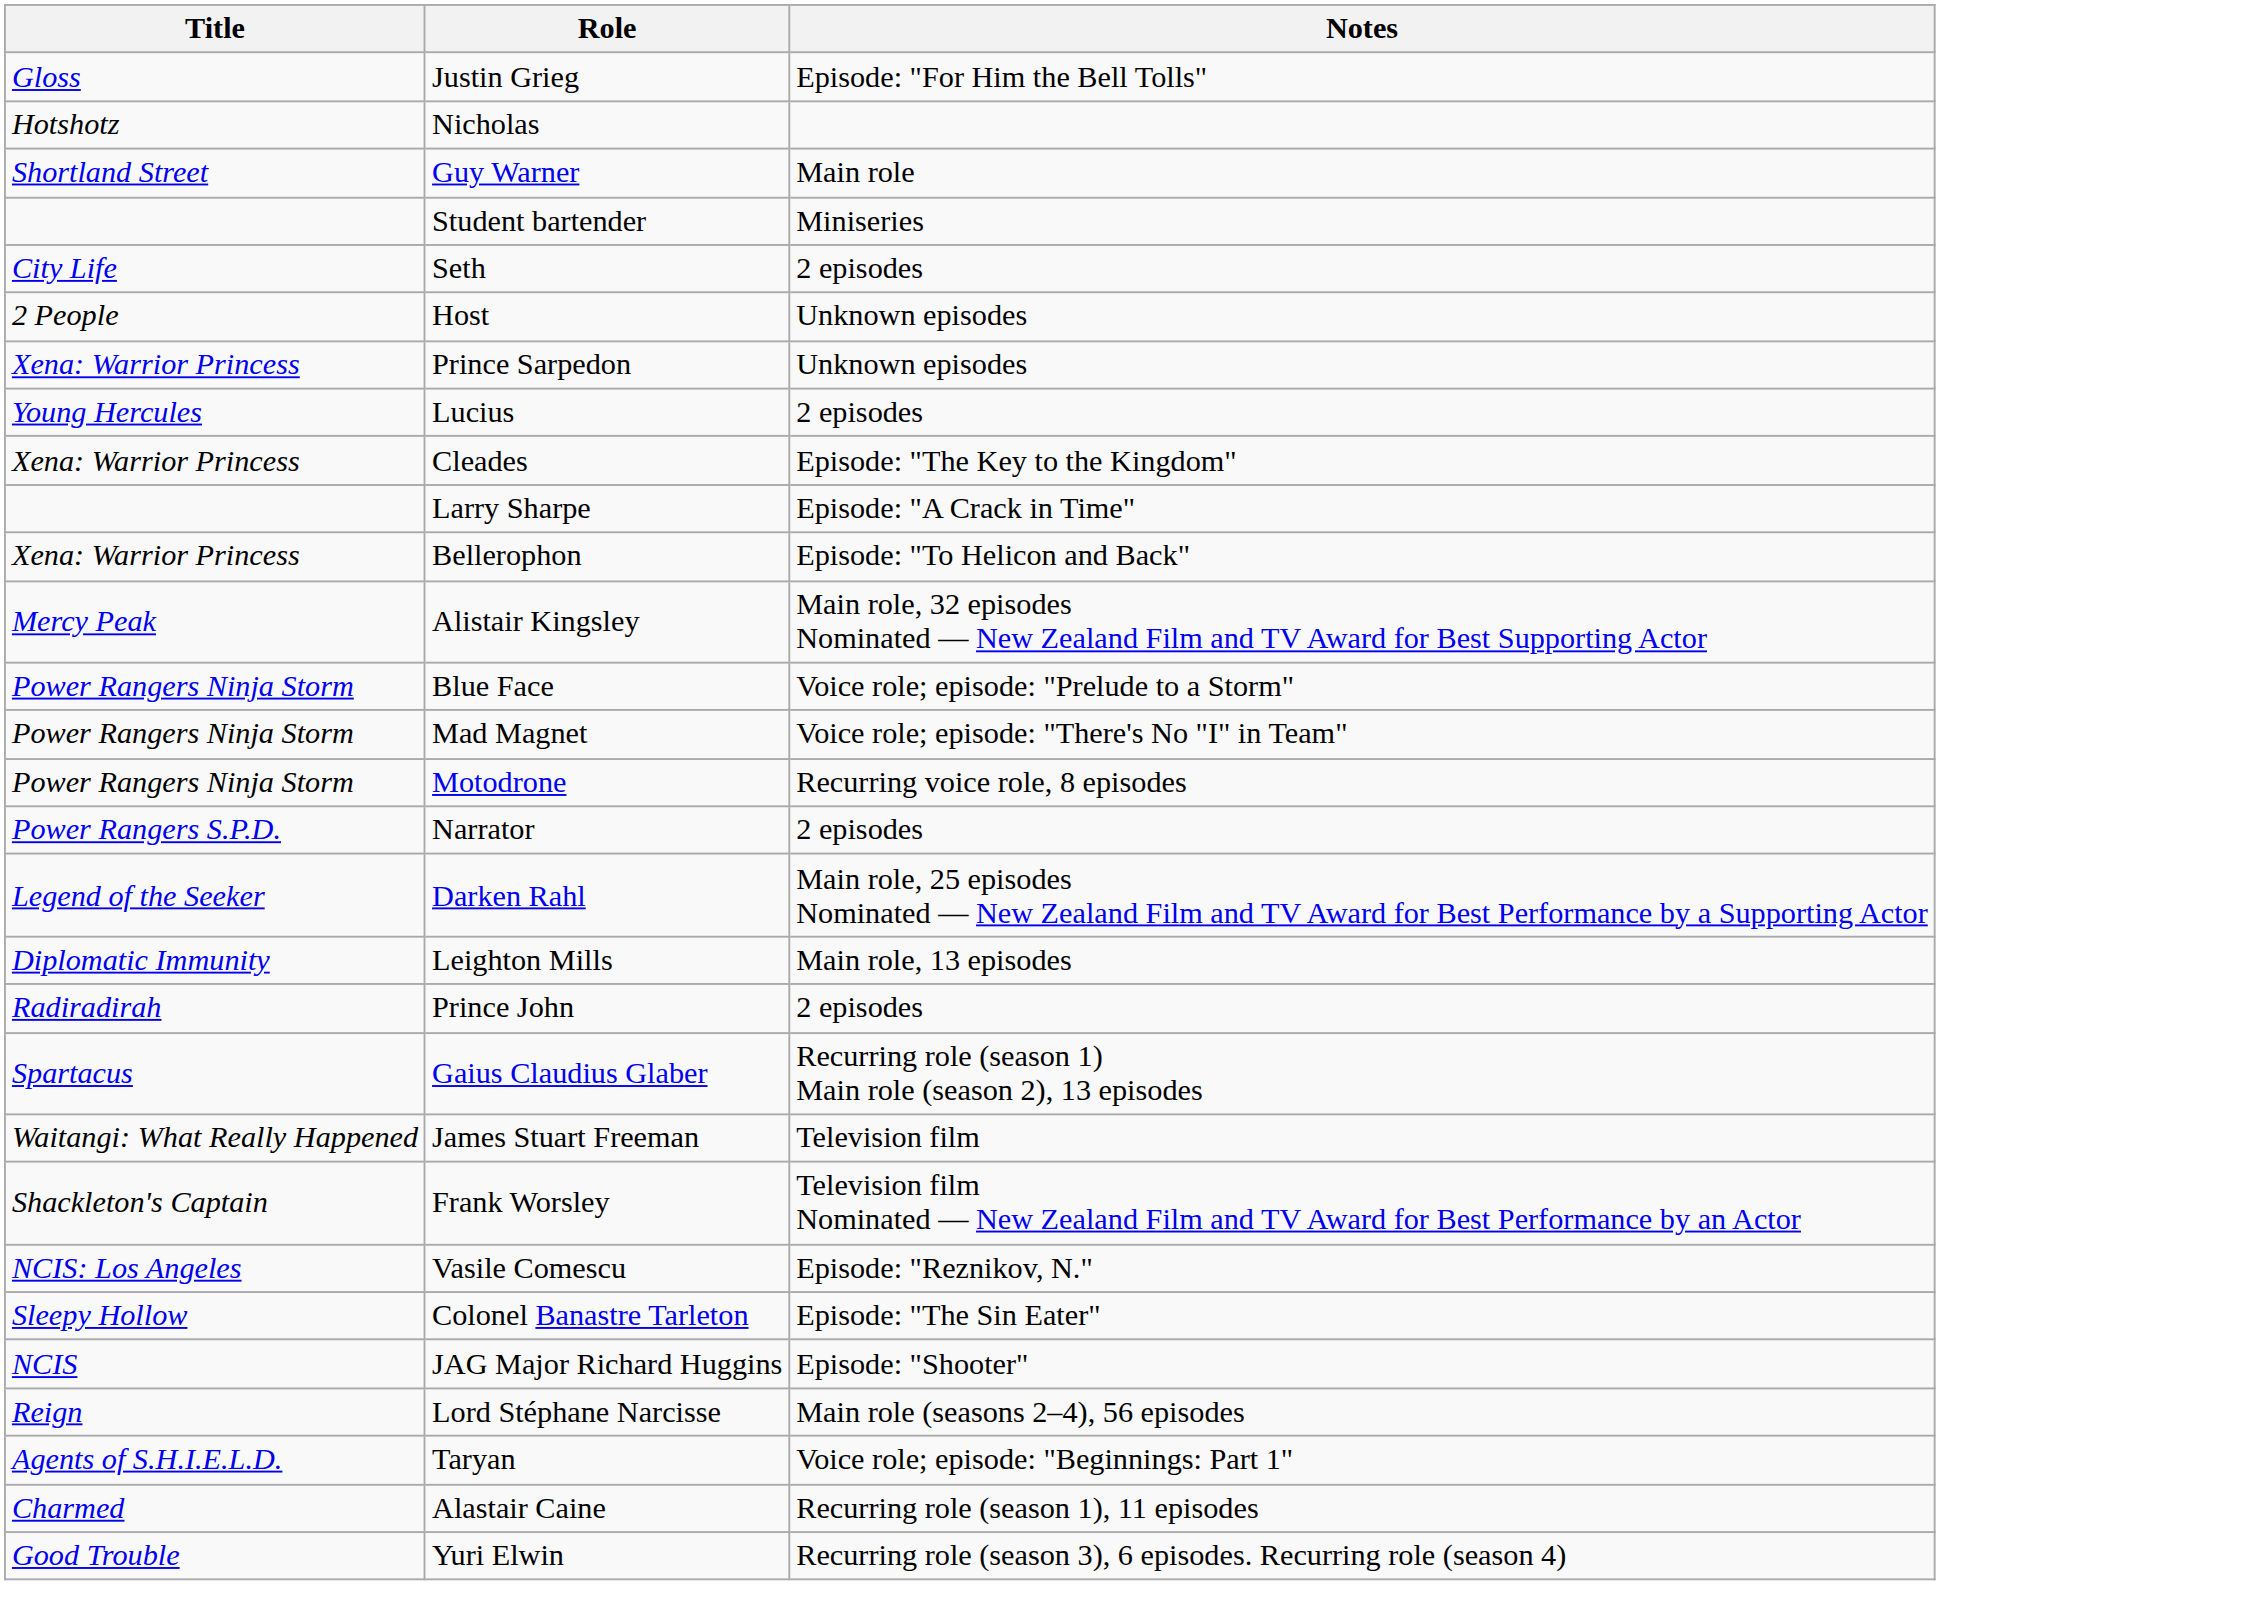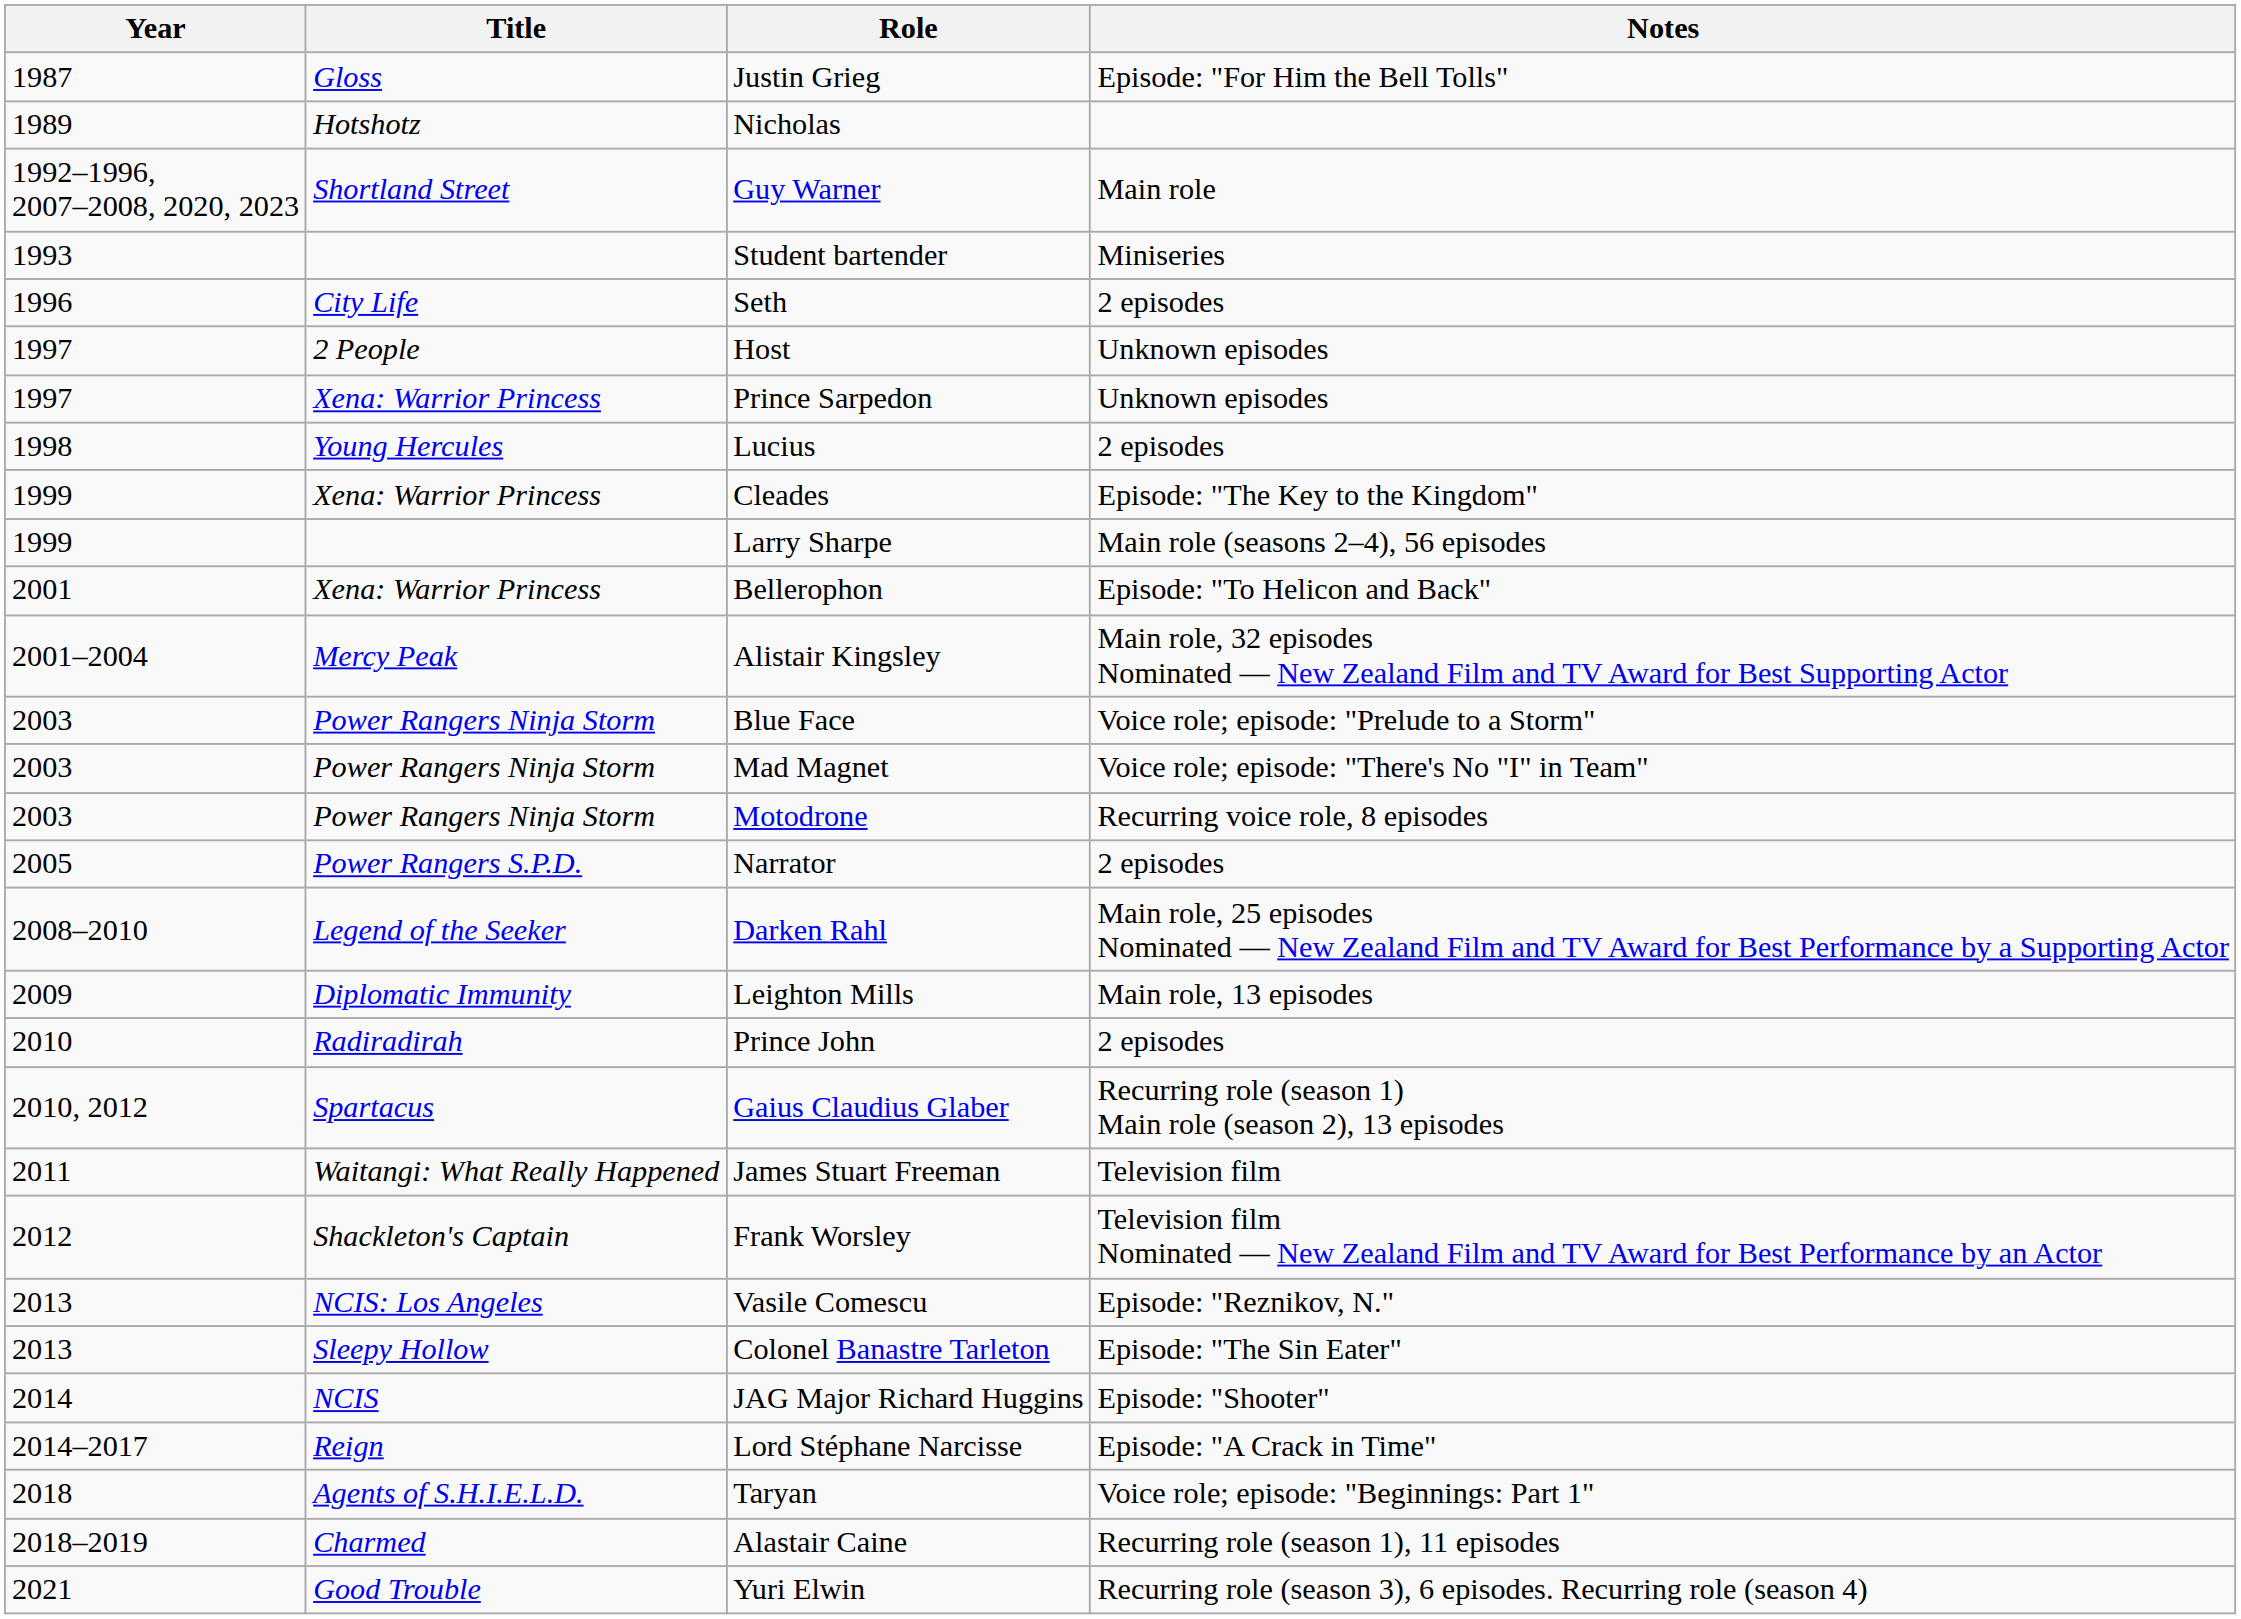+ column: (156, 28)
(966, 508) Episode: "A Crack in Time" -> (1322, 542) Main role (seasons 2–4), 56 episodes
(1020, 1411) Main role (seasons 2–4), 56 episodes -> (1267, 1445) Episode: "A Crack in Time"
